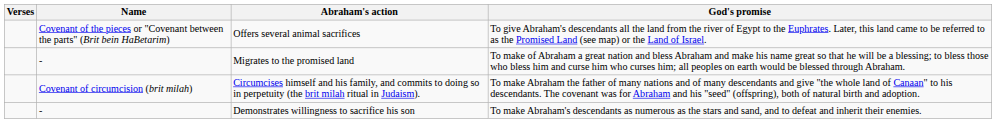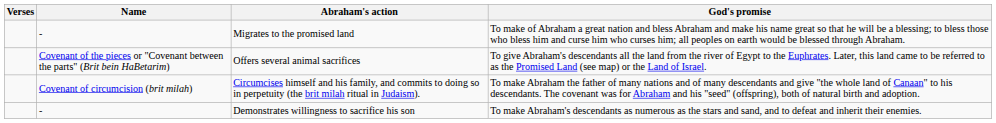rows swapped: (294, 61) <-> (297, 34)
